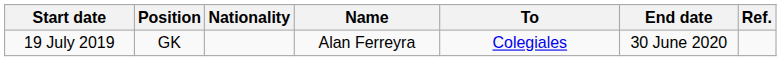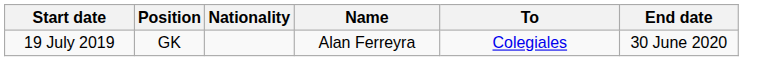- column: (757, 18)
